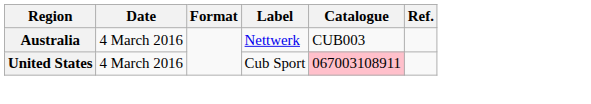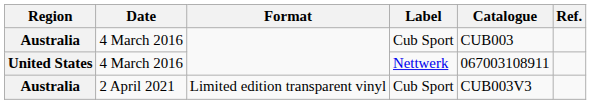(272, 39) Nettwerk -> (423, 39) Cub Sport
(275, 63) Cub Sport -> (421, 63) Nettwerk
(357, 63) pink background -> (505, 63) no background
+ row: (50, 87)
